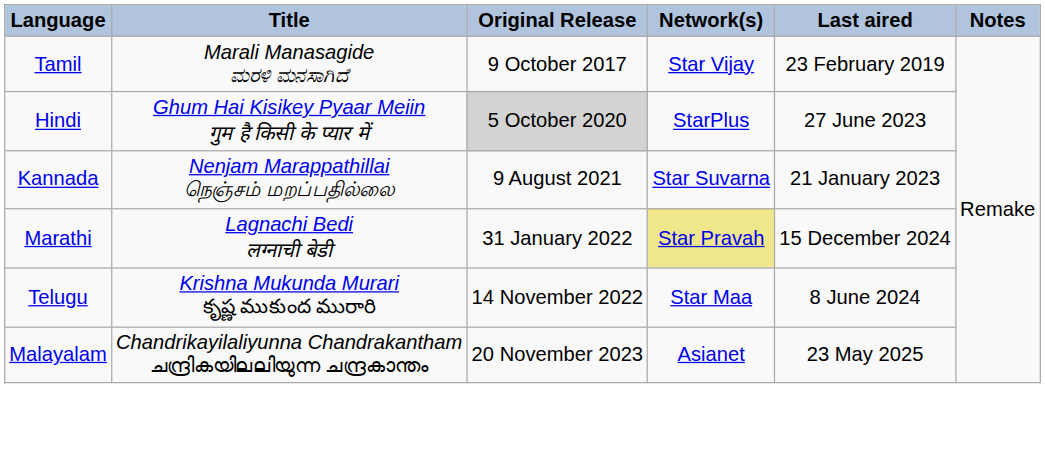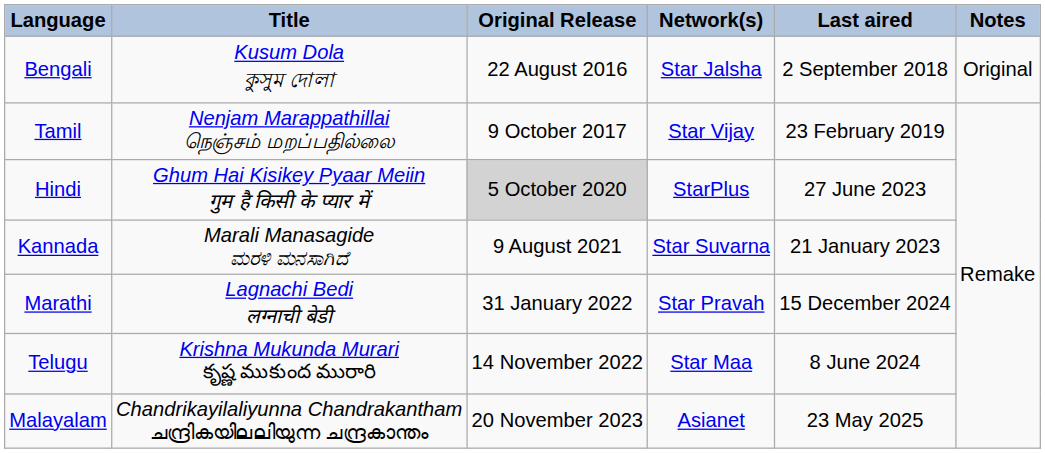+ row: (58, 69)
(289, 63) Marali Manasagide ಮರಳಿ ಮನಸಾಗಿದೆ -> (289, 129) Nenjam Marappathillai நெஞ்சம் மறப்பதில்லை
(289, 178) Nenjam Marappathillai நெஞ்சம் மறப்பதில்லை -> (289, 246) Marali Manasagide ಮರಳಿ ಮನಸಾಗಿದೆ
(711, 237) khaki background -> (711, 303) no background
